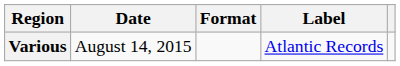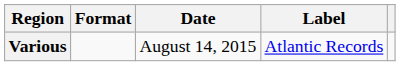columns swapped: (133, 18) <-> (228, 18)
